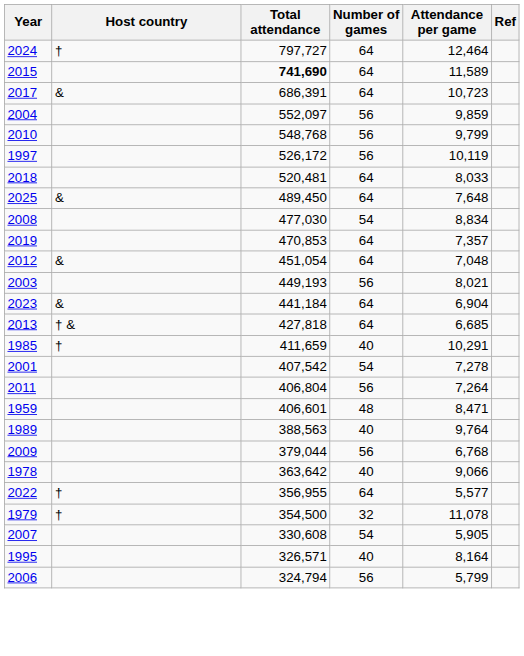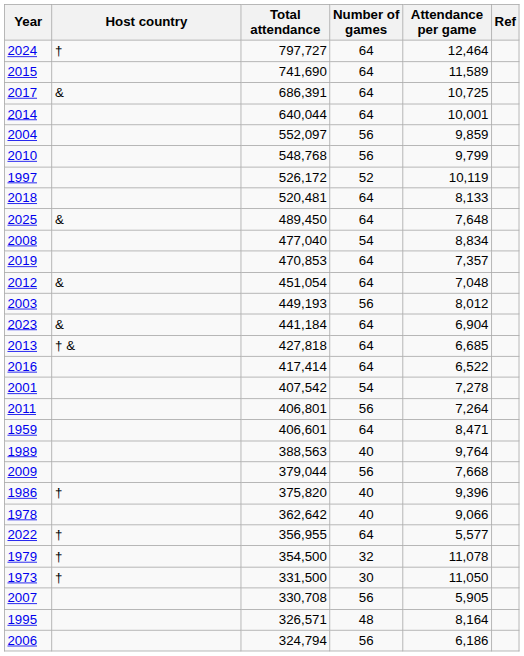(303, 72) bold -> (303, 72) normal
(468, 93) 10,723 -> (468, 93) 10,725
+ row: (22, 114)
(366, 156) 56 -> (366, 177) 52
(472, 177) 8,033 -> (472, 198) 8,133
(303, 219) 477,030 -> (303, 240) 477,040
(472, 282) 8,021 -> (472, 303) 8,012
+ row: (22, 366)
- row: (22, 345)
(303, 388) 406,804 -> (303, 409) 406,801
(366, 409) 48 -> (366, 430) 64
(472, 451) 6,768 -> (472, 472) 7,668
+ row: (22, 493)
(303, 472) 363,642 -> (303, 514) 362,642
+ row: (22, 577)
(303, 535) 330,608 -> (303, 598) 330,708
(366, 535) 54 -> (366, 598) 56
(366, 556) 40 -> (366, 619) 48
(472, 577) 5,799 -> (472, 640) 6,186
